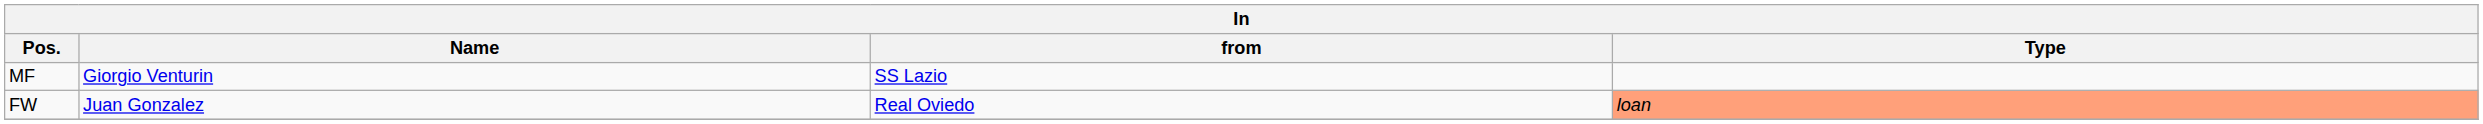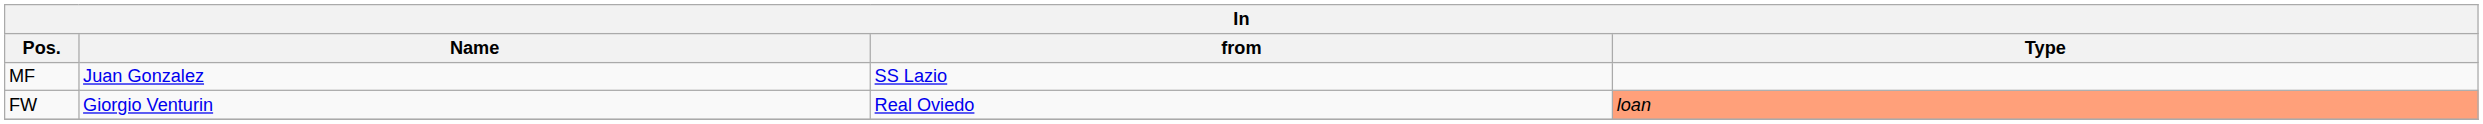(148, 77) Giorgio Venturin -> (144, 77) Juan Gonzalez
(144, 105) Juan Gonzalez -> (148, 105) Giorgio Venturin
